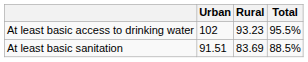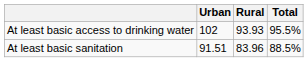(250, 30) 93.23 -> (250, 30) 93.93
(250, 48) 83.69 -> (250, 48) 83.96
